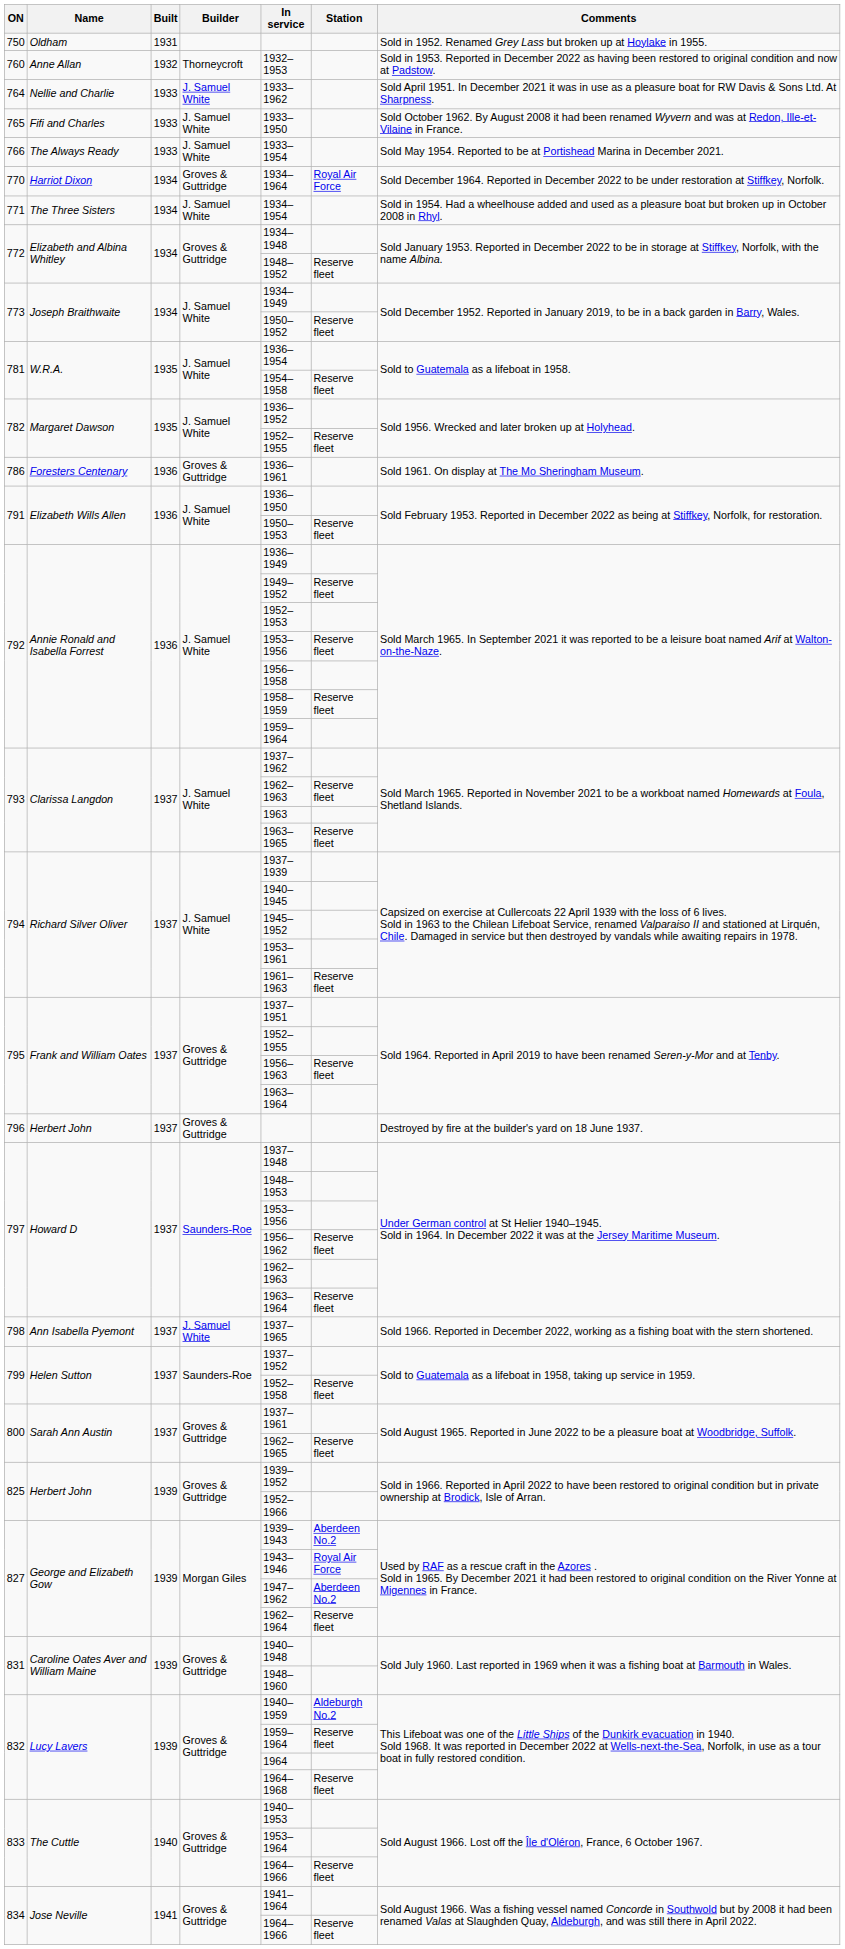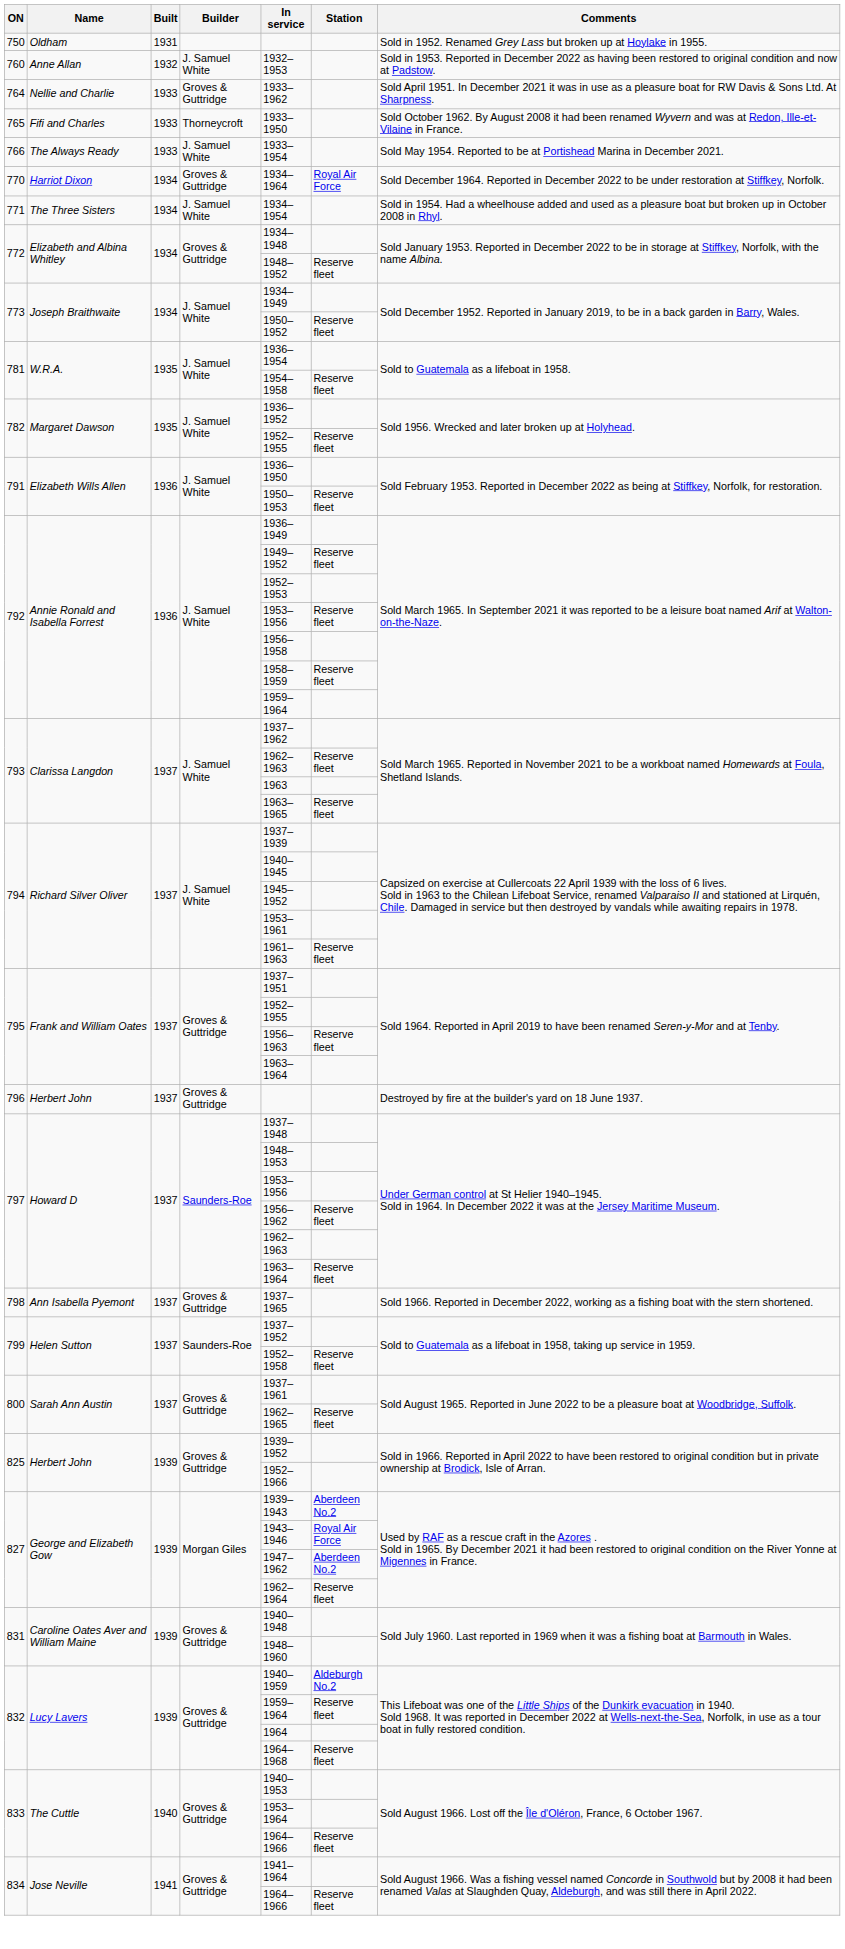(213, 65) Thorneycroft -> (206, 65) J. Samuel White
(206, 94) J. Samuel White -> (205, 94) Groves & Guttridge
(206, 123) J. Samuel White -> (213, 123) Thorneycroft
- row: (16, 471)
(206, 1331) J. Samuel White -> (205, 1302) Groves & Guttridge
